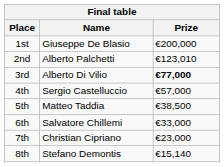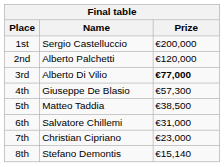(86, 43) Giuseppe De Blasio -> (85, 43) Sergio Castelluccio
(176, 59) €123,010 -> (176, 59) €120,000
(85, 91) Sergio Castelluccio -> (86, 91) Giuseppe De Blasio
(173, 91) €57,000 -> (173, 91) €57,300
(173, 122) €33,000 -> (173, 122) €31,000
